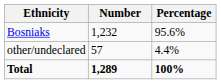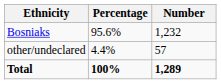columns swapped: (120, 13) <-> (184, 13)
